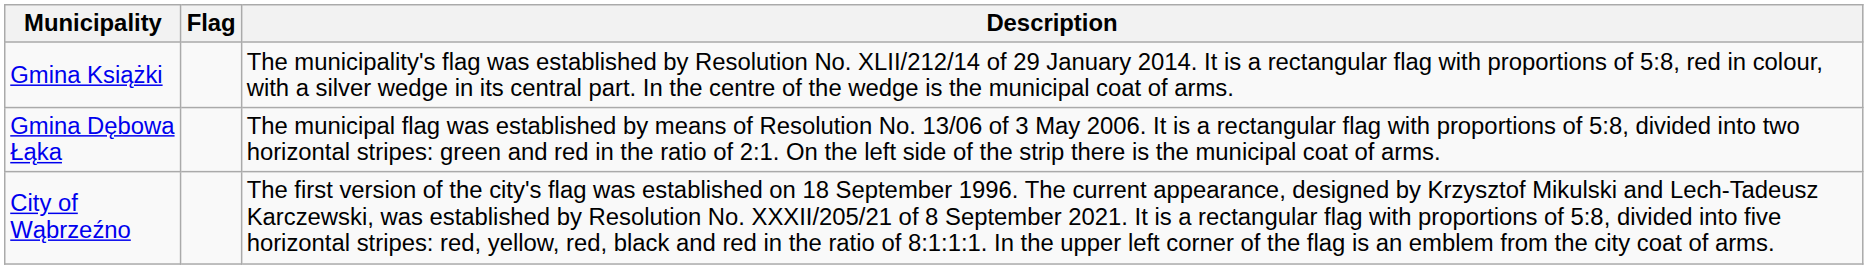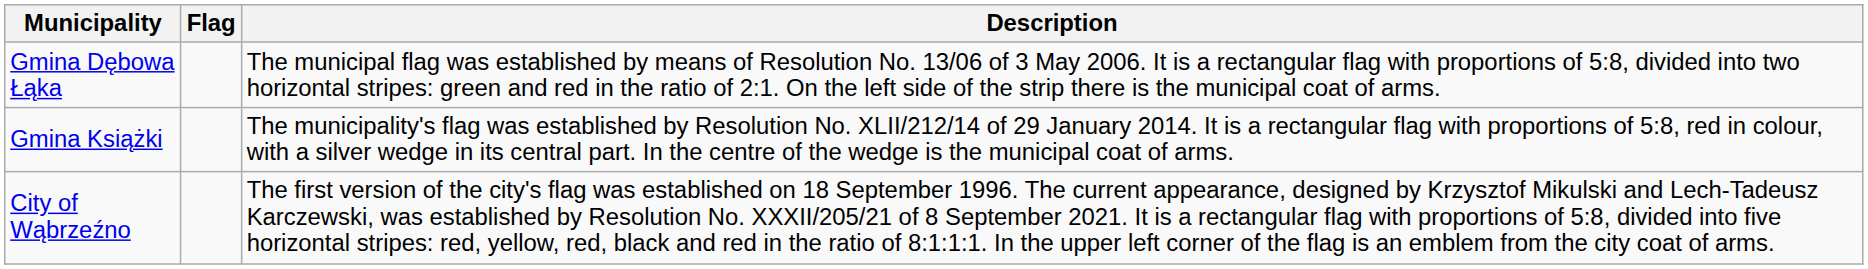rows swapped: (92, 139) <-> (86, 74)
